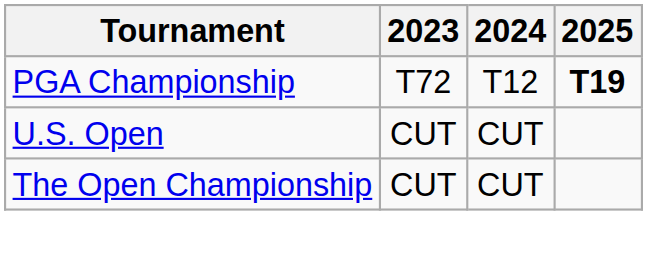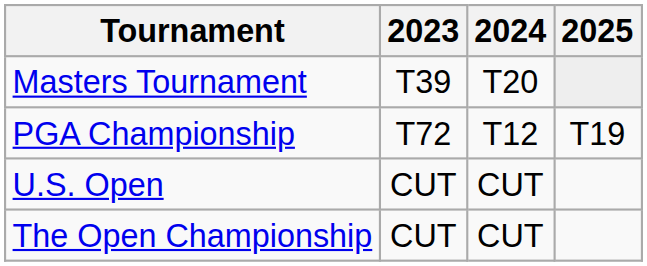+ row: (160, 82)
(597, 82) bold -> (597, 133) normal
